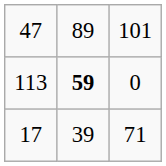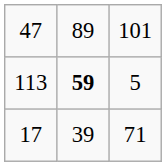(135, 82) 0 -> (135, 82) 5
